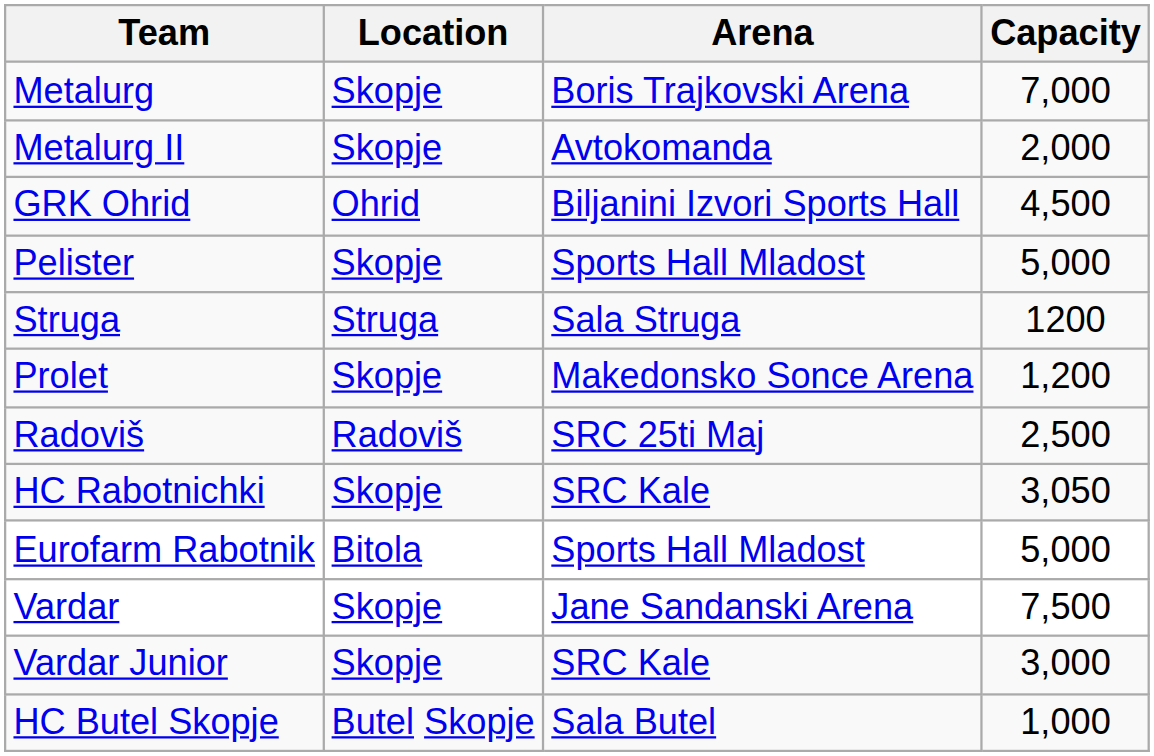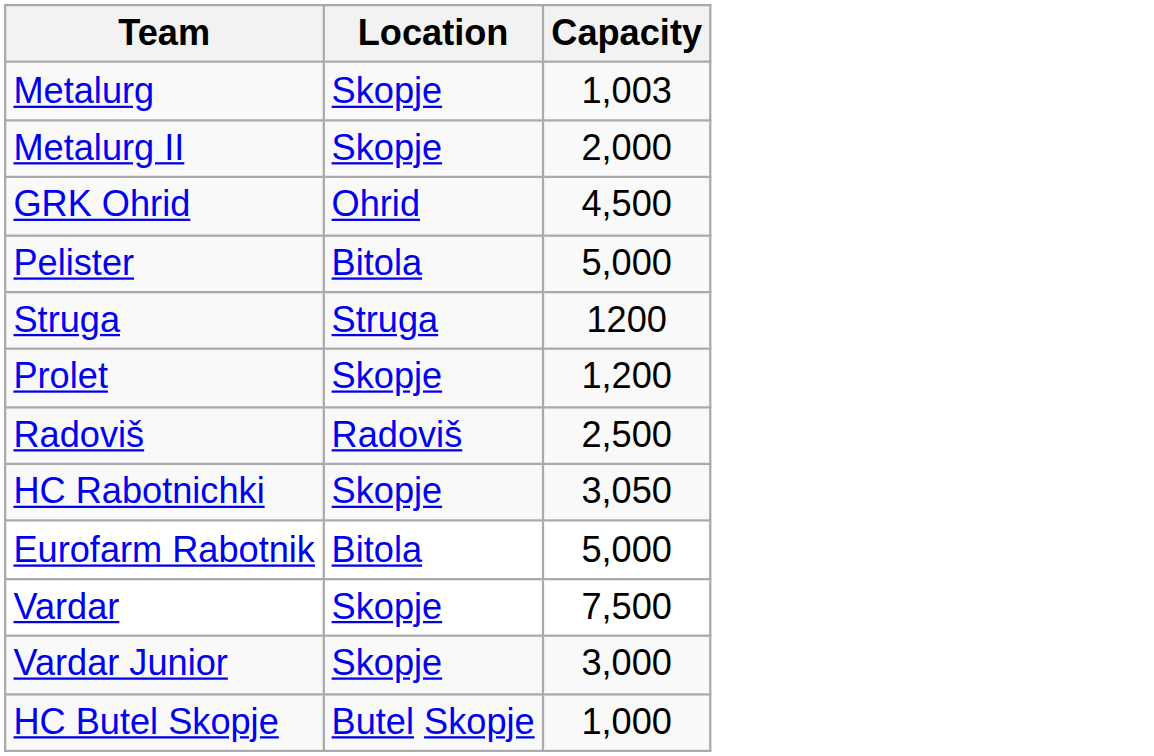- column: (762, 33)
(1066, 90) 7,000 -> (627, 90) 1,003
(387, 262) Skopje -> (377, 262) Bitola
